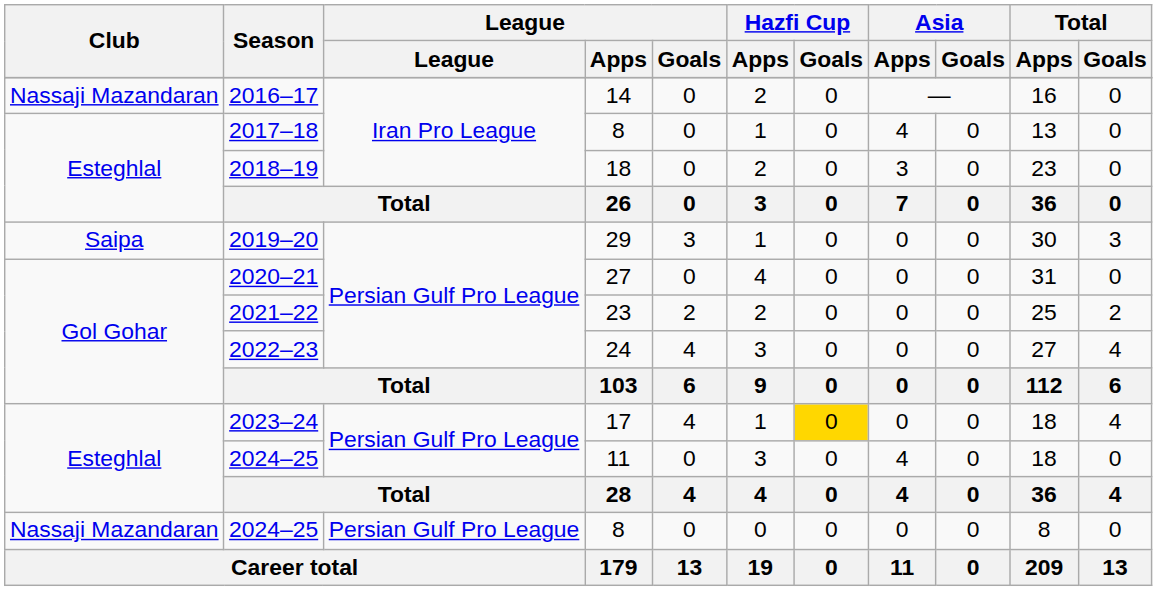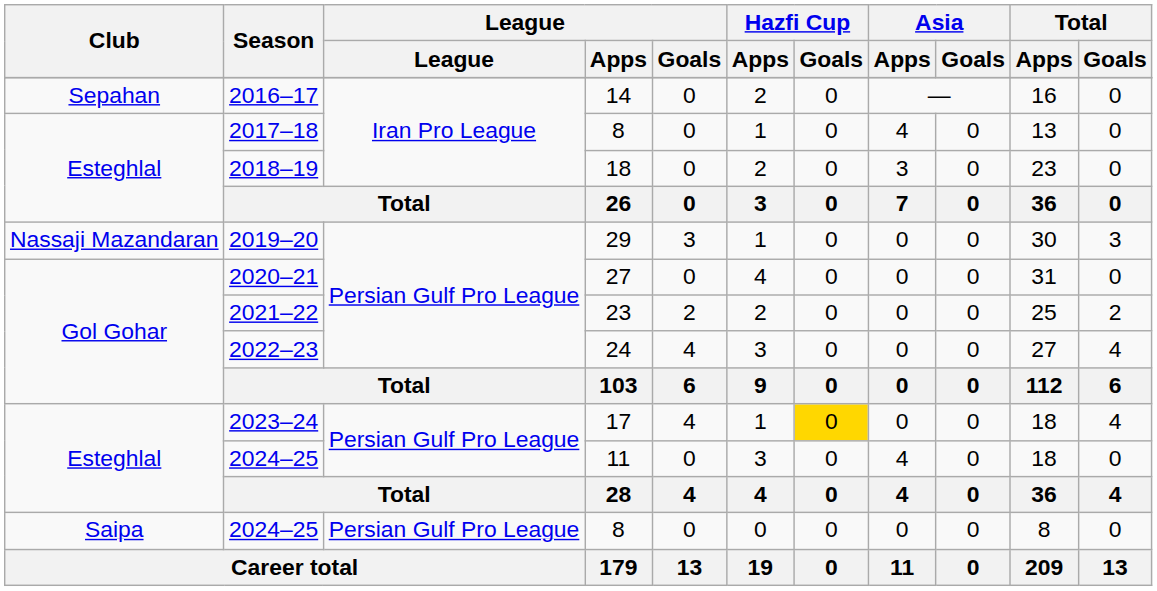(114, 95) Nassaji Mazandaran -> (114, 95) Sepahan
(114, 240) Saipa -> (114, 240) Nassaji Mazandaran
(114, 530) Nassaji Mazandaran -> (114, 530) Saipa
